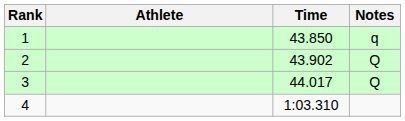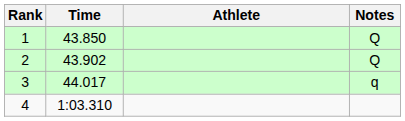columns swapped: (159, 15) <-> (311, 15)
(375, 37) q -> (375, 37) Q
(375, 82) Q -> (375, 82) q
